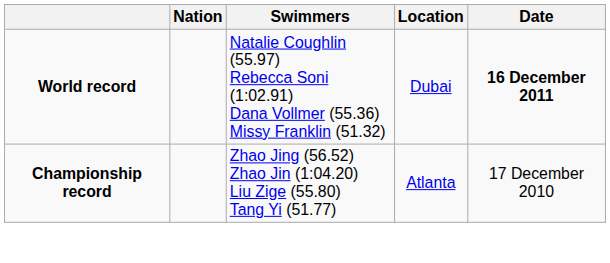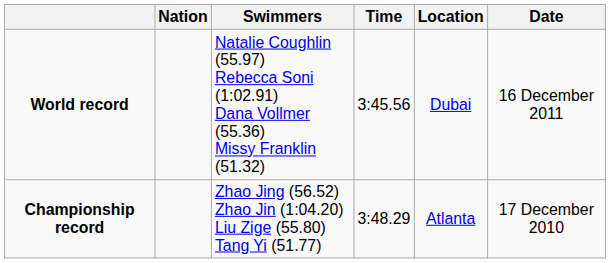+ column: (384, 17)
(536, 86) bold -> (546, 104) normal
